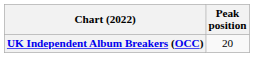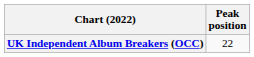(228, 43) 20 -> (228, 43) 22
